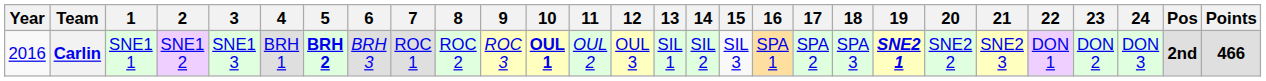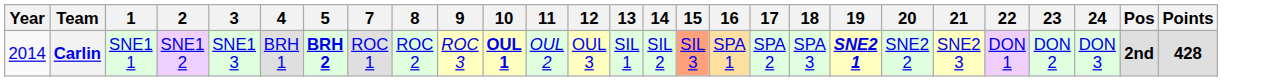- column: (369, 17)
(27, 53) 2016 -> (27, 53) 2014
(736, 53) no background -> (693, 53) lightsalmon background
(1231, 53) 466 -> (1188, 53) 428
